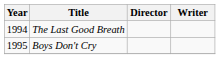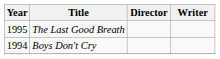(17, 29) 1994 -> (17, 29) 1995
(17, 45) 1995 -> (17, 45) 1994
